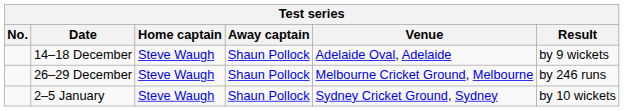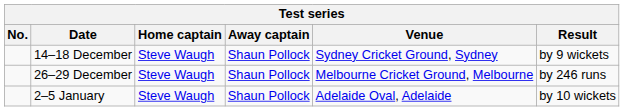(384, 55) Adelaide Oval, Adelaide -> (407, 55) Sydney Cricket Ground, Sydney
(407, 95) Sydney Cricket Ground, Sydney -> (384, 95) Adelaide Oval, Adelaide
